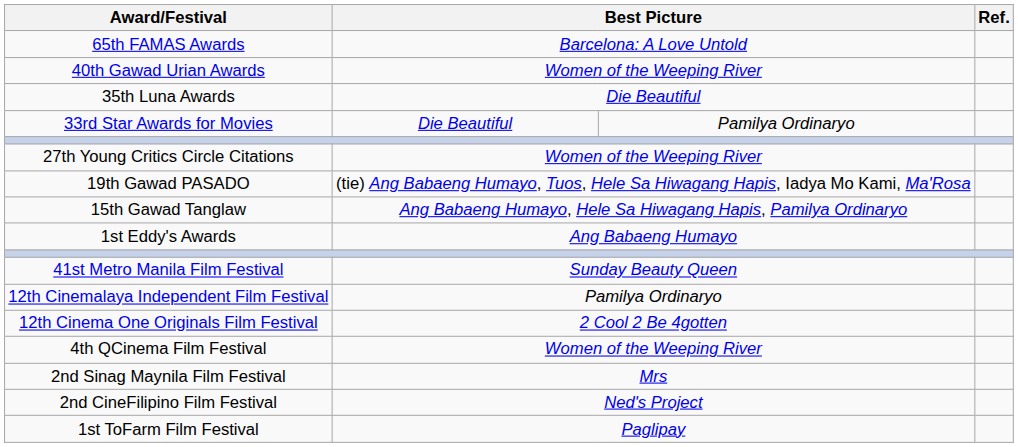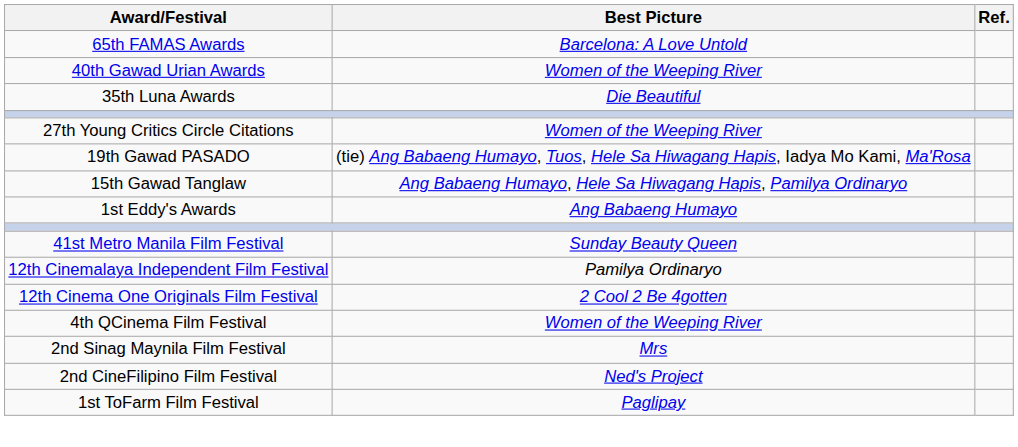- row: (168, 123)
